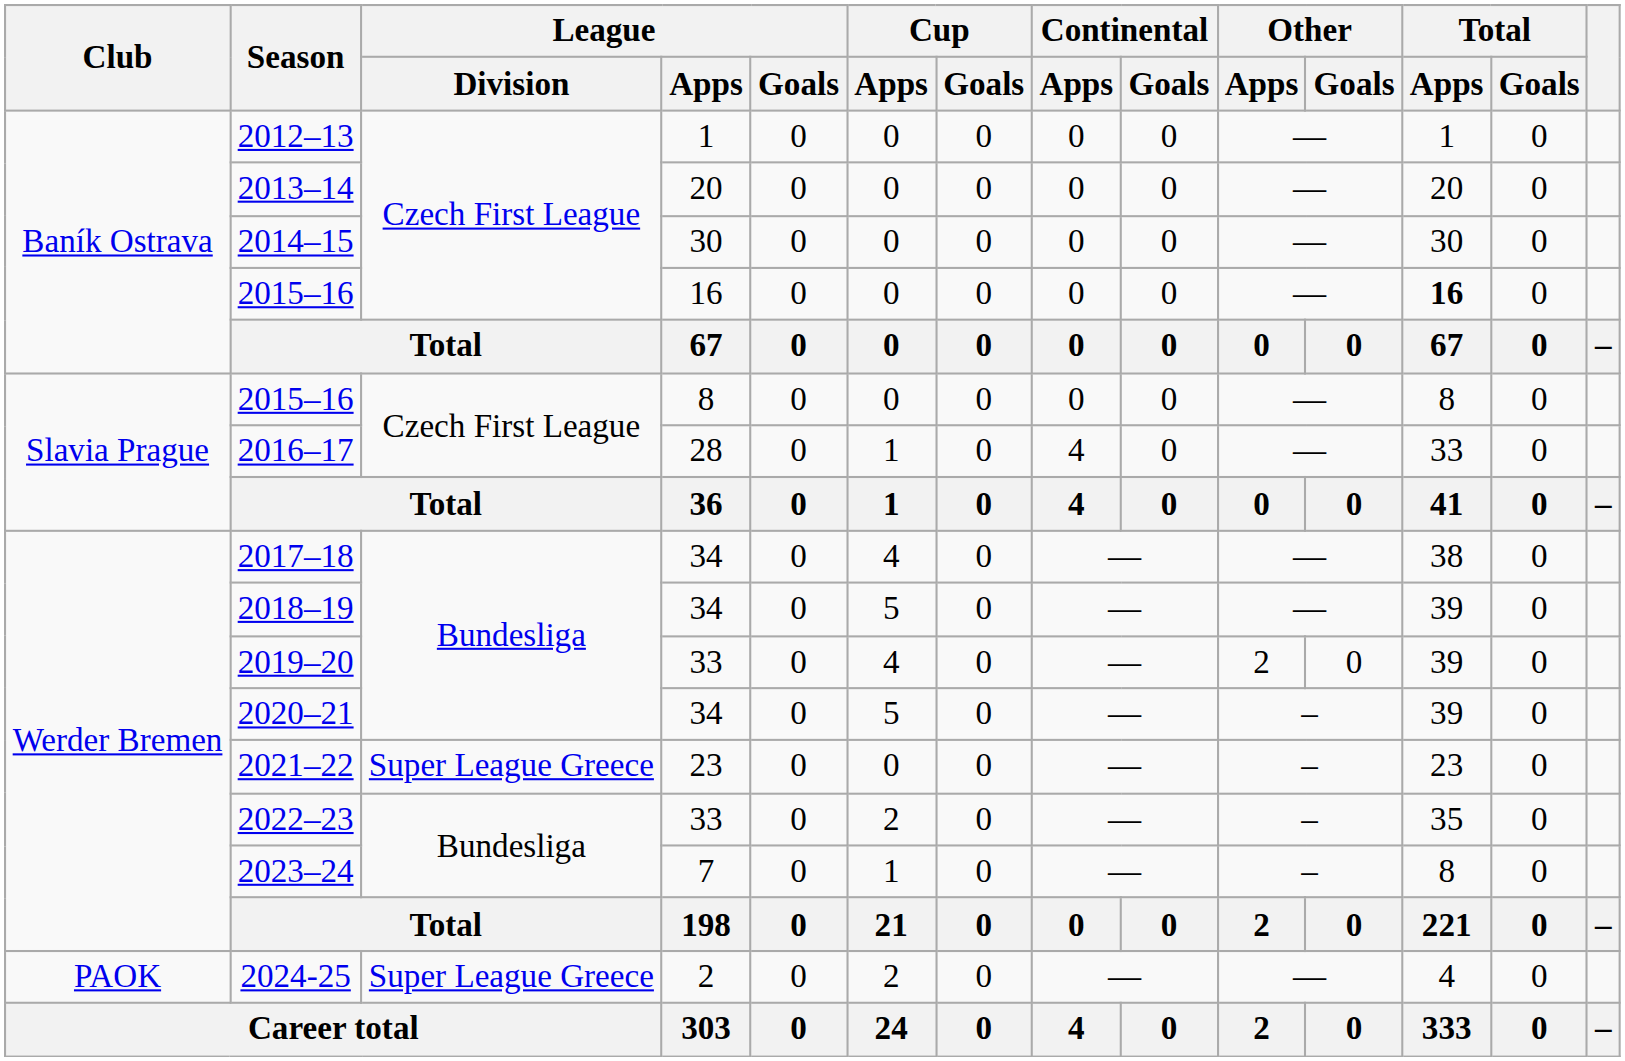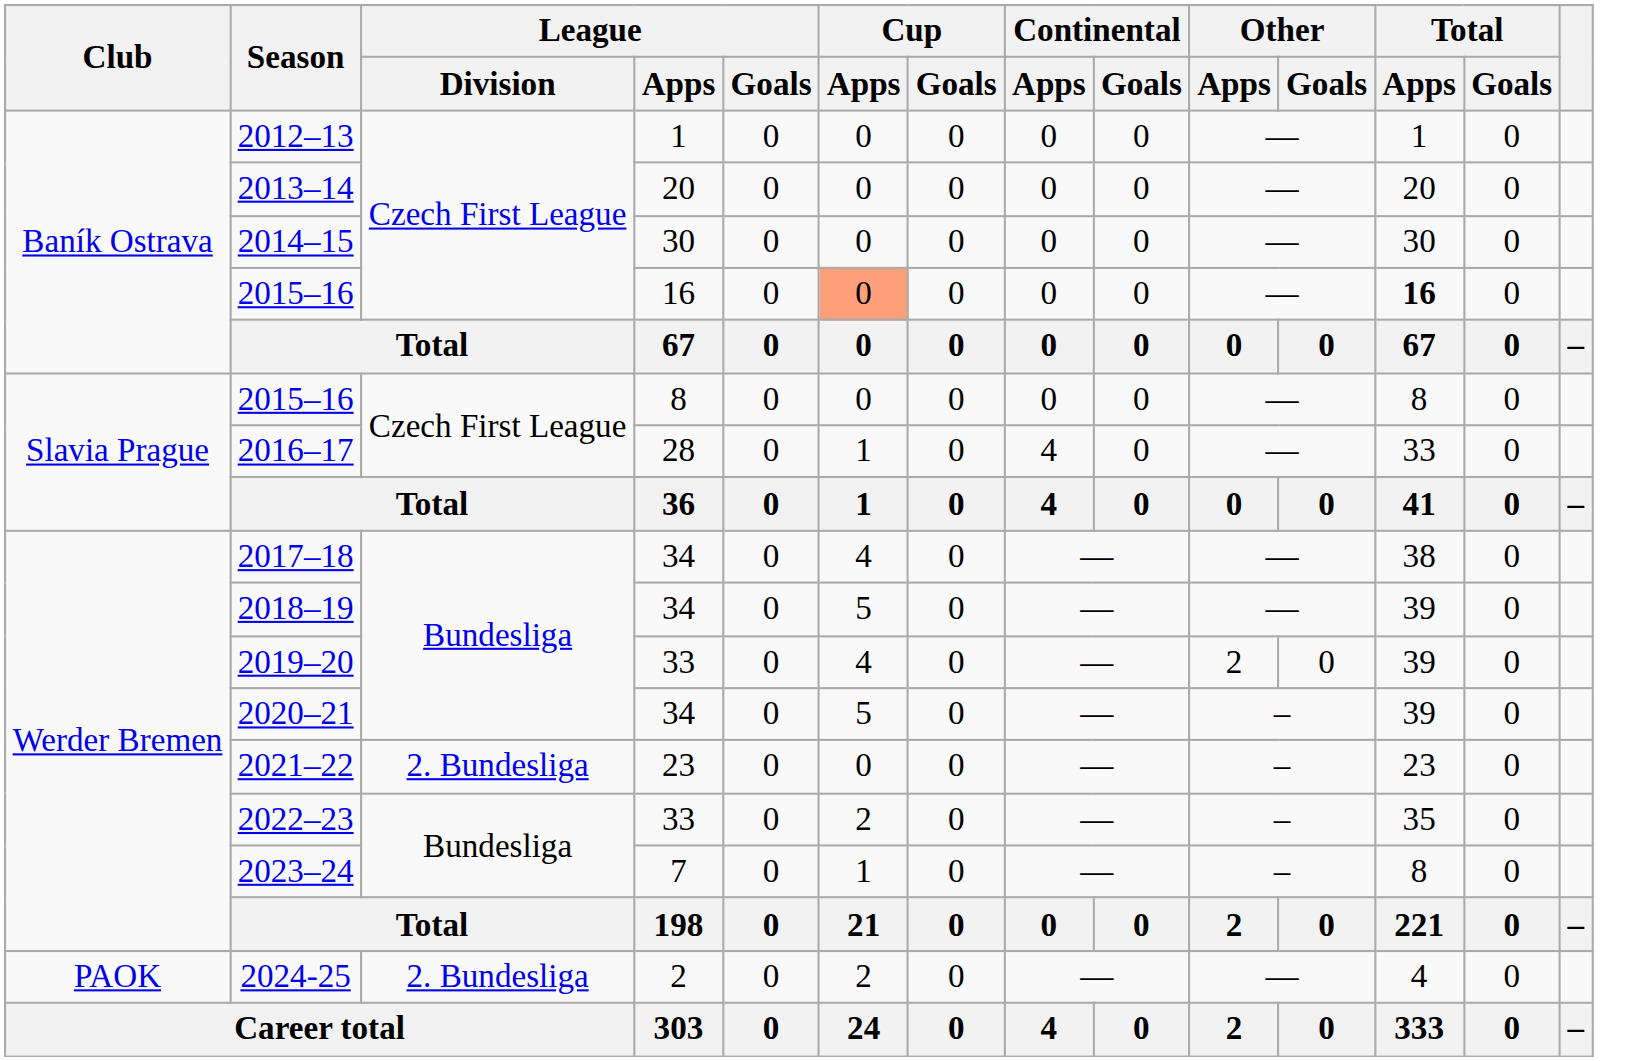(891, 293) no background -> (864, 293) lightsalmon background
(511, 766) Super League Greece -> (498, 766) 2. Bundesliga
(511, 976) Super League Greece -> (498, 976) 2. Bundesliga
